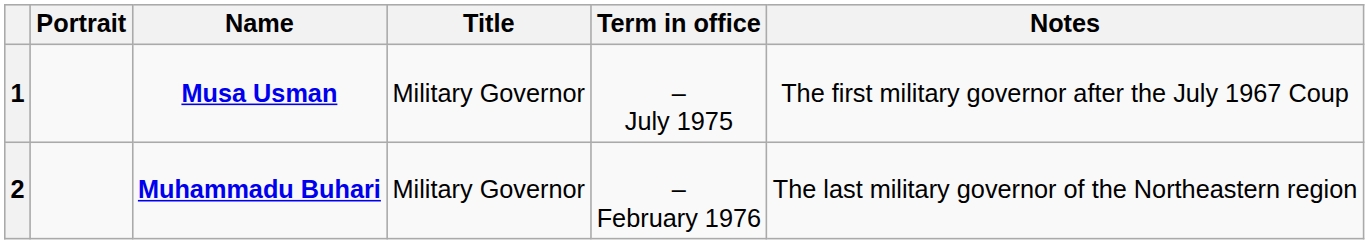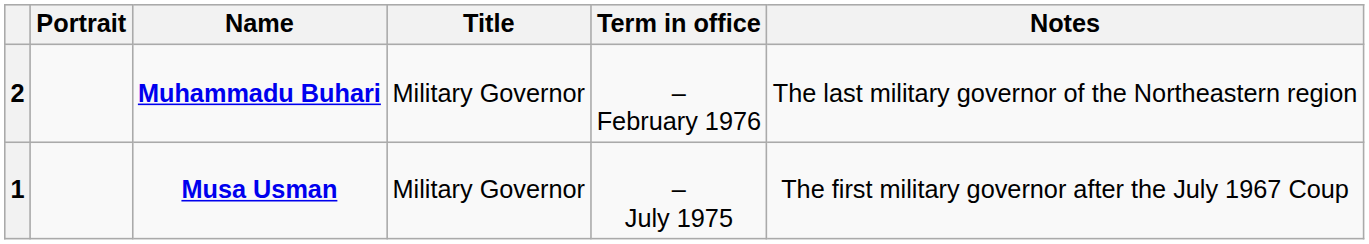rows swapped: (18, 93) <-> (18, 190)
